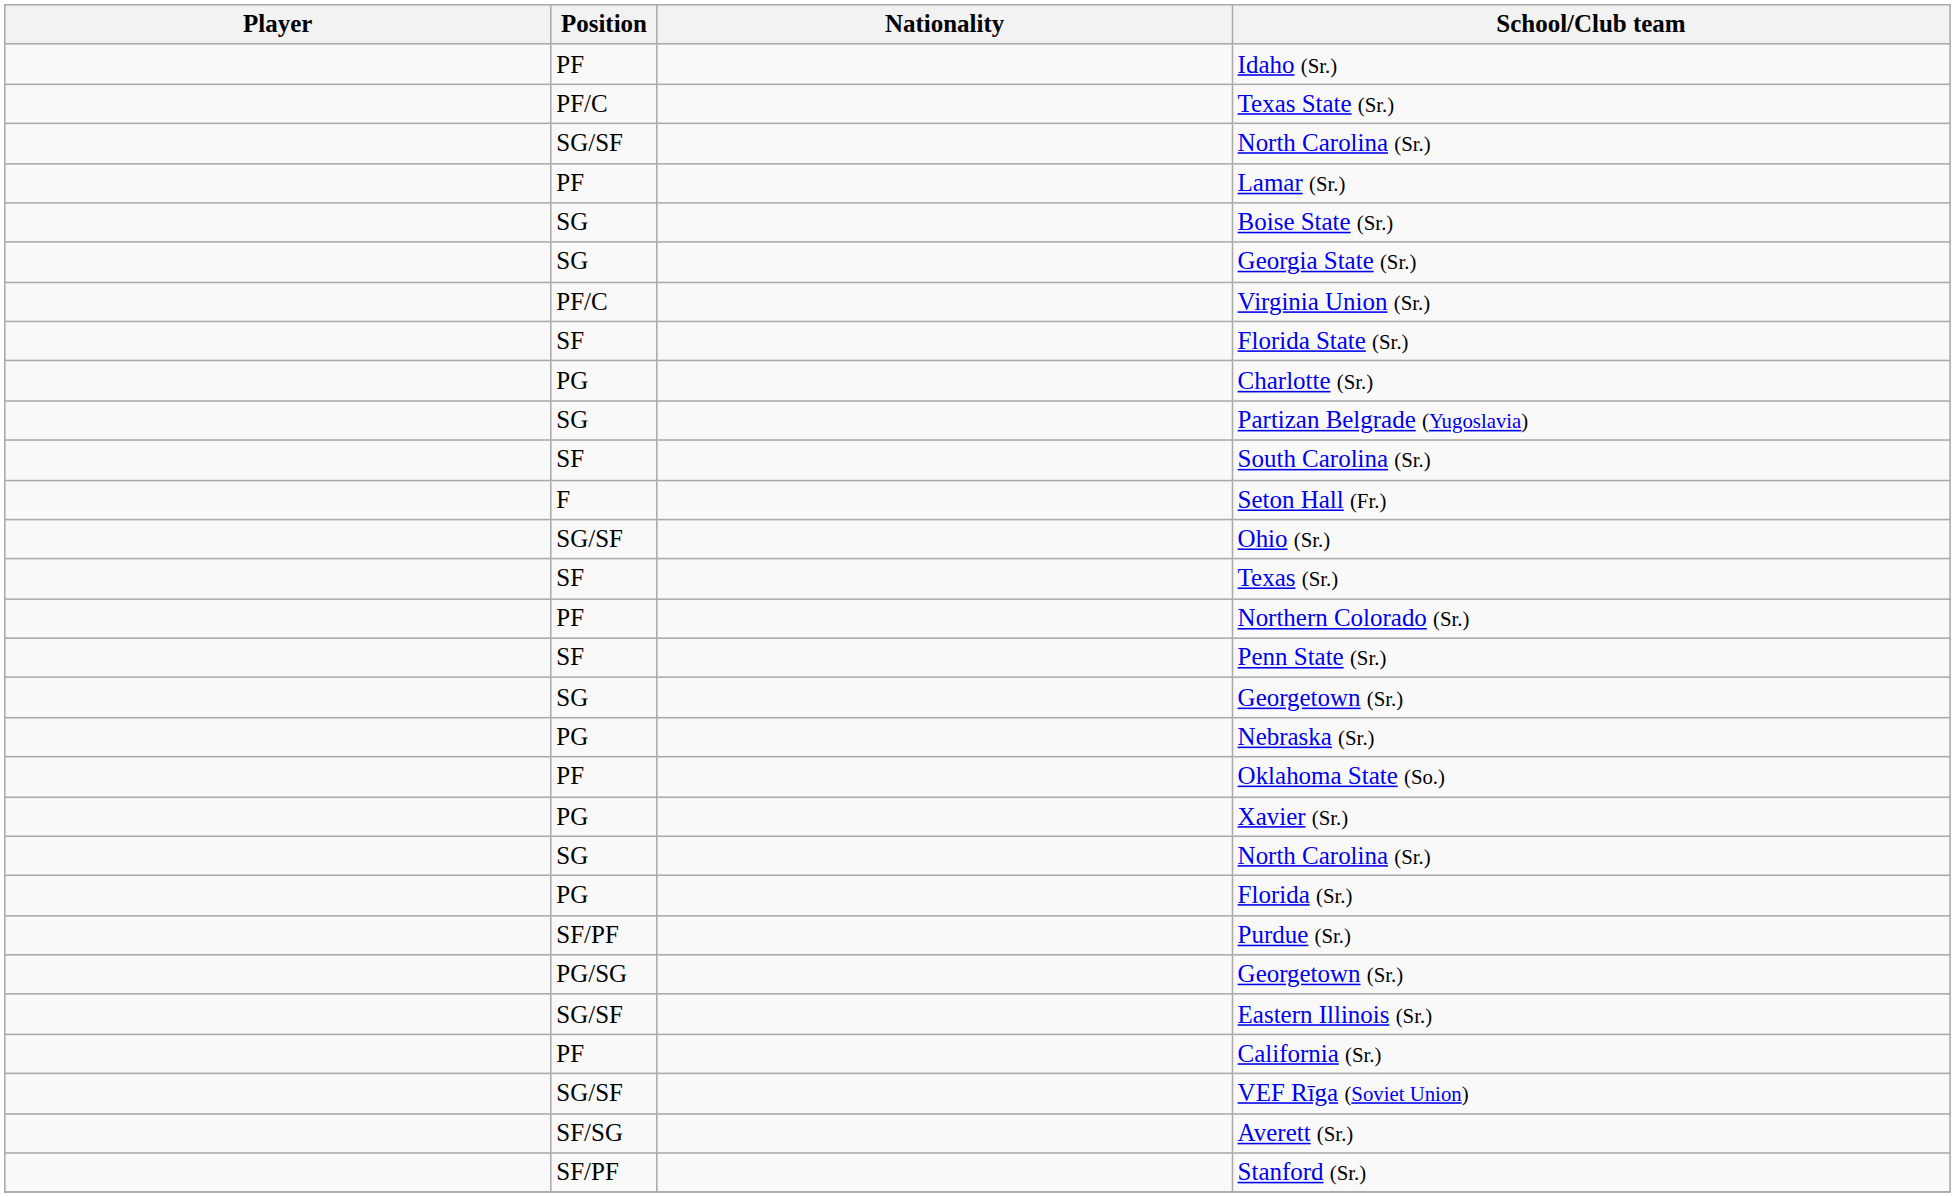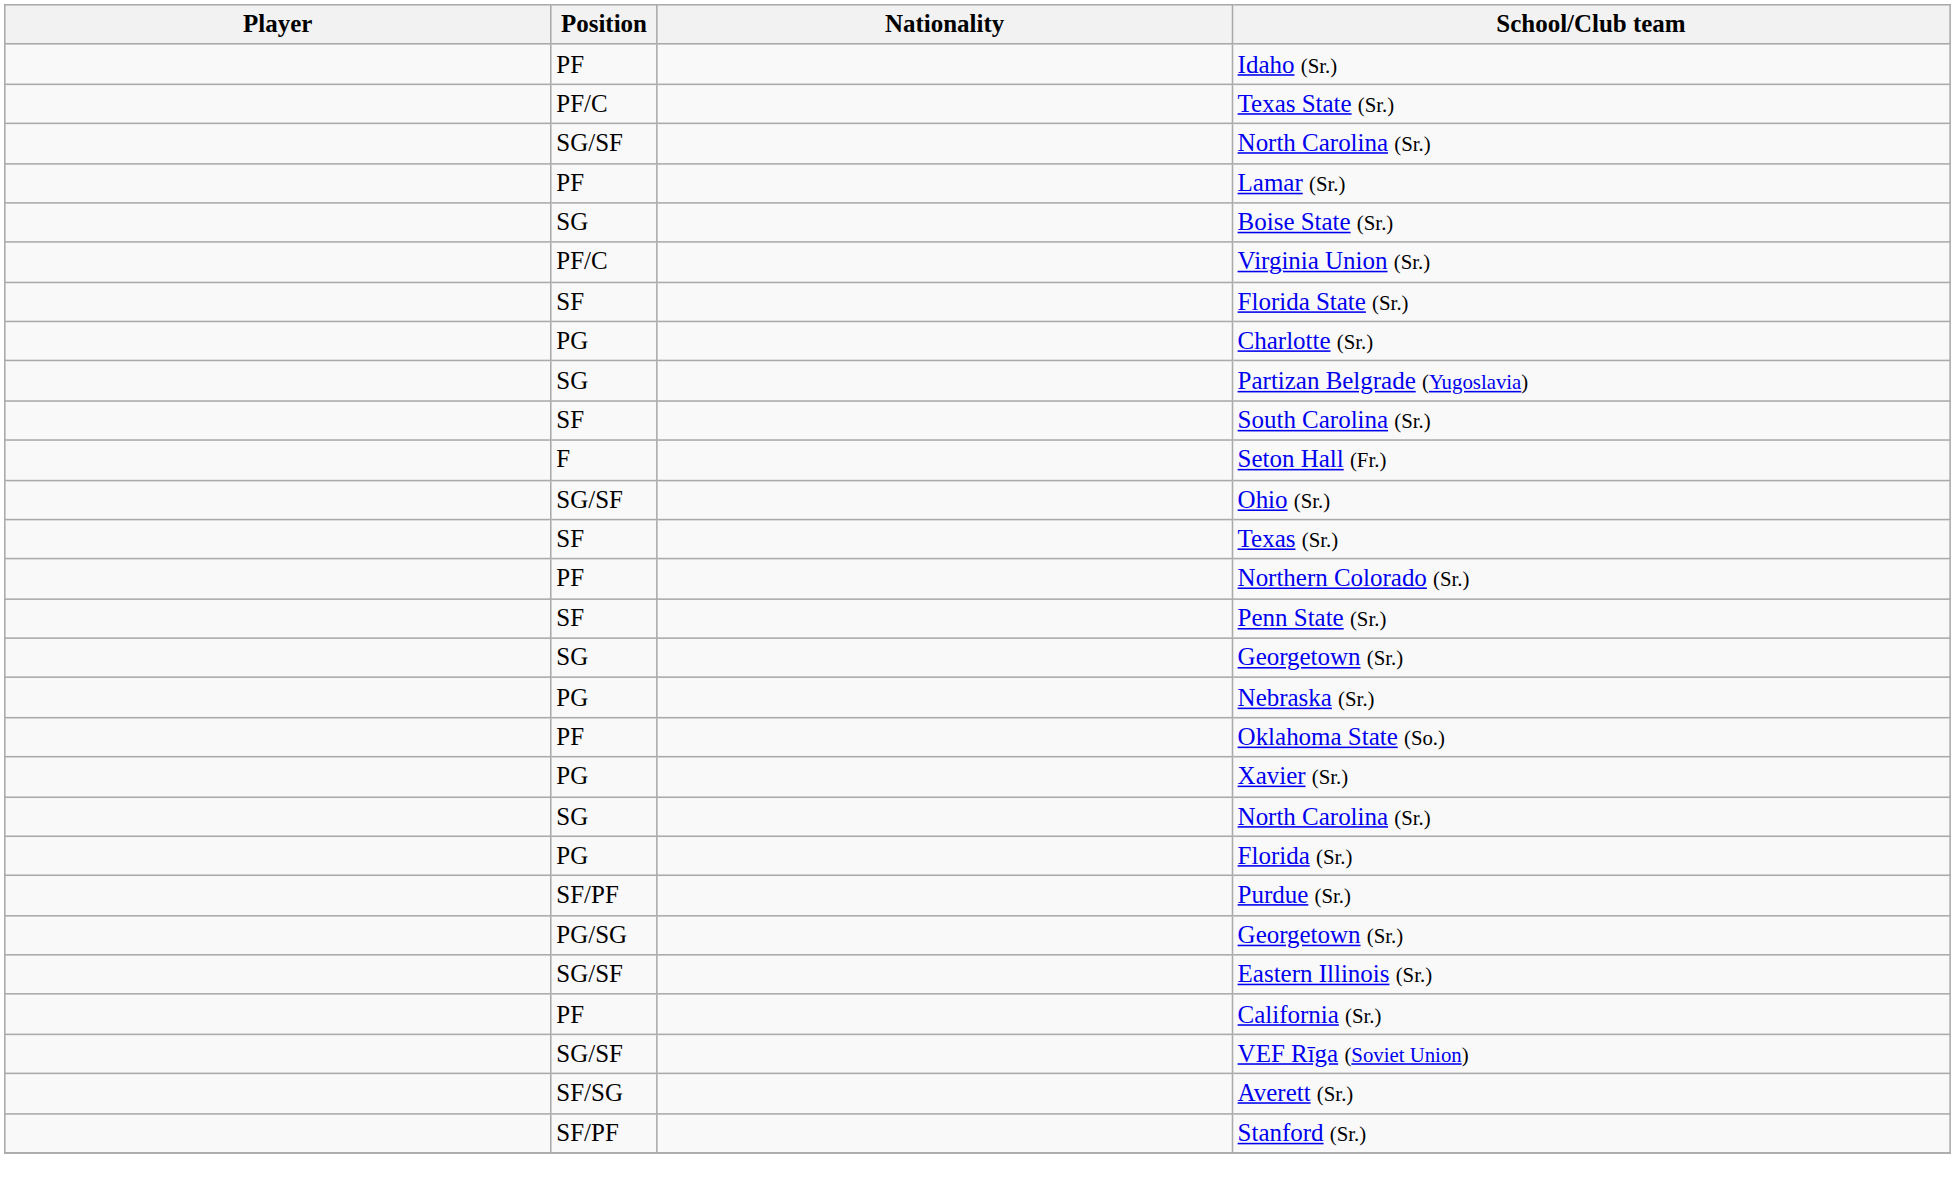- row: (572, 261)
